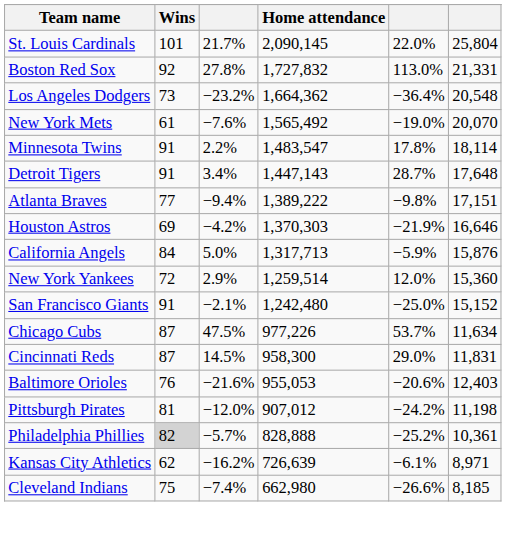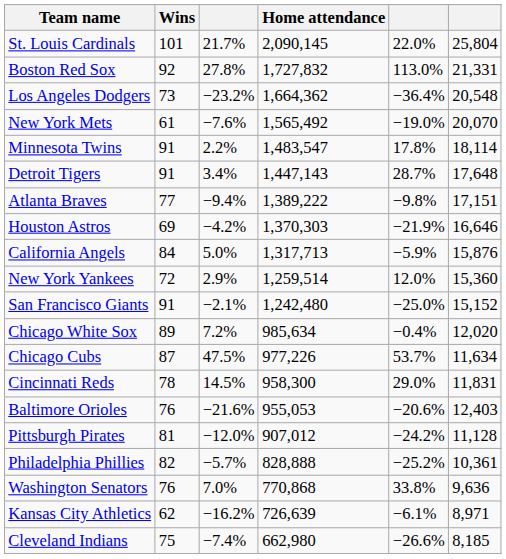+ row: (73, 331)
(167, 357) 87 -> (167, 383) 78
(475, 409) 11,198 -> (475, 435) 11,128
(167, 435) lightgrey background -> (167, 461) no background
+ row: (78, 488)
